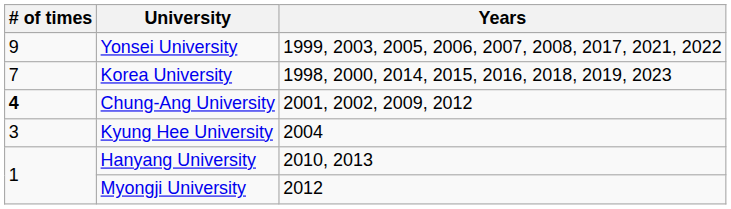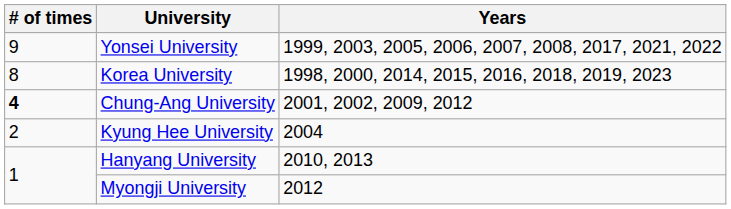(14, 75) 7 -> (14, 75) 8
(14, 132) 3 -> (14, 132) 2
